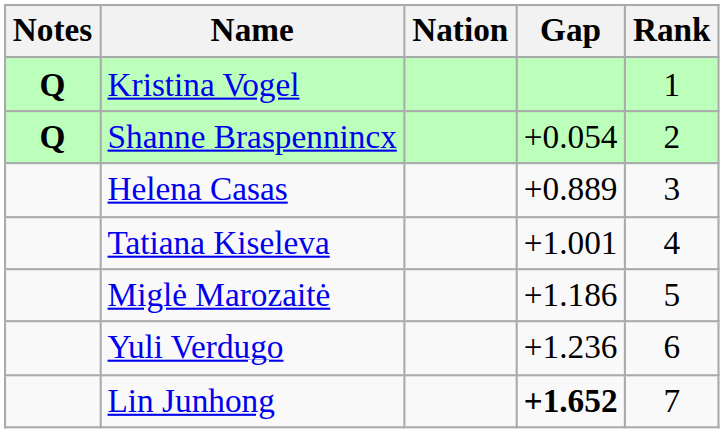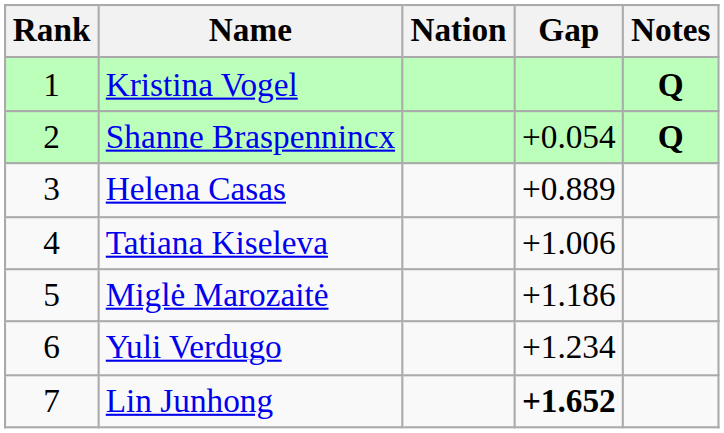columns swapped: (672, 30) <-> (52, 30)
(571, 242) +1.001 -> (569, 242) +1.006
(571, 347) +1.236 -> (569, 347) +1.234
